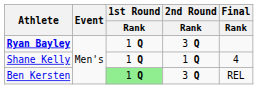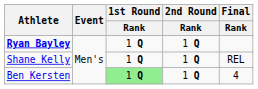(191, 43) 3 Q -> (191, 43) 1 Q
(236, 60) 4 -> (236, 60) REL
(191, 76) 3 Q -> (191, 76) 1 Q
(236, 76) REL -> (236, 76) 4
